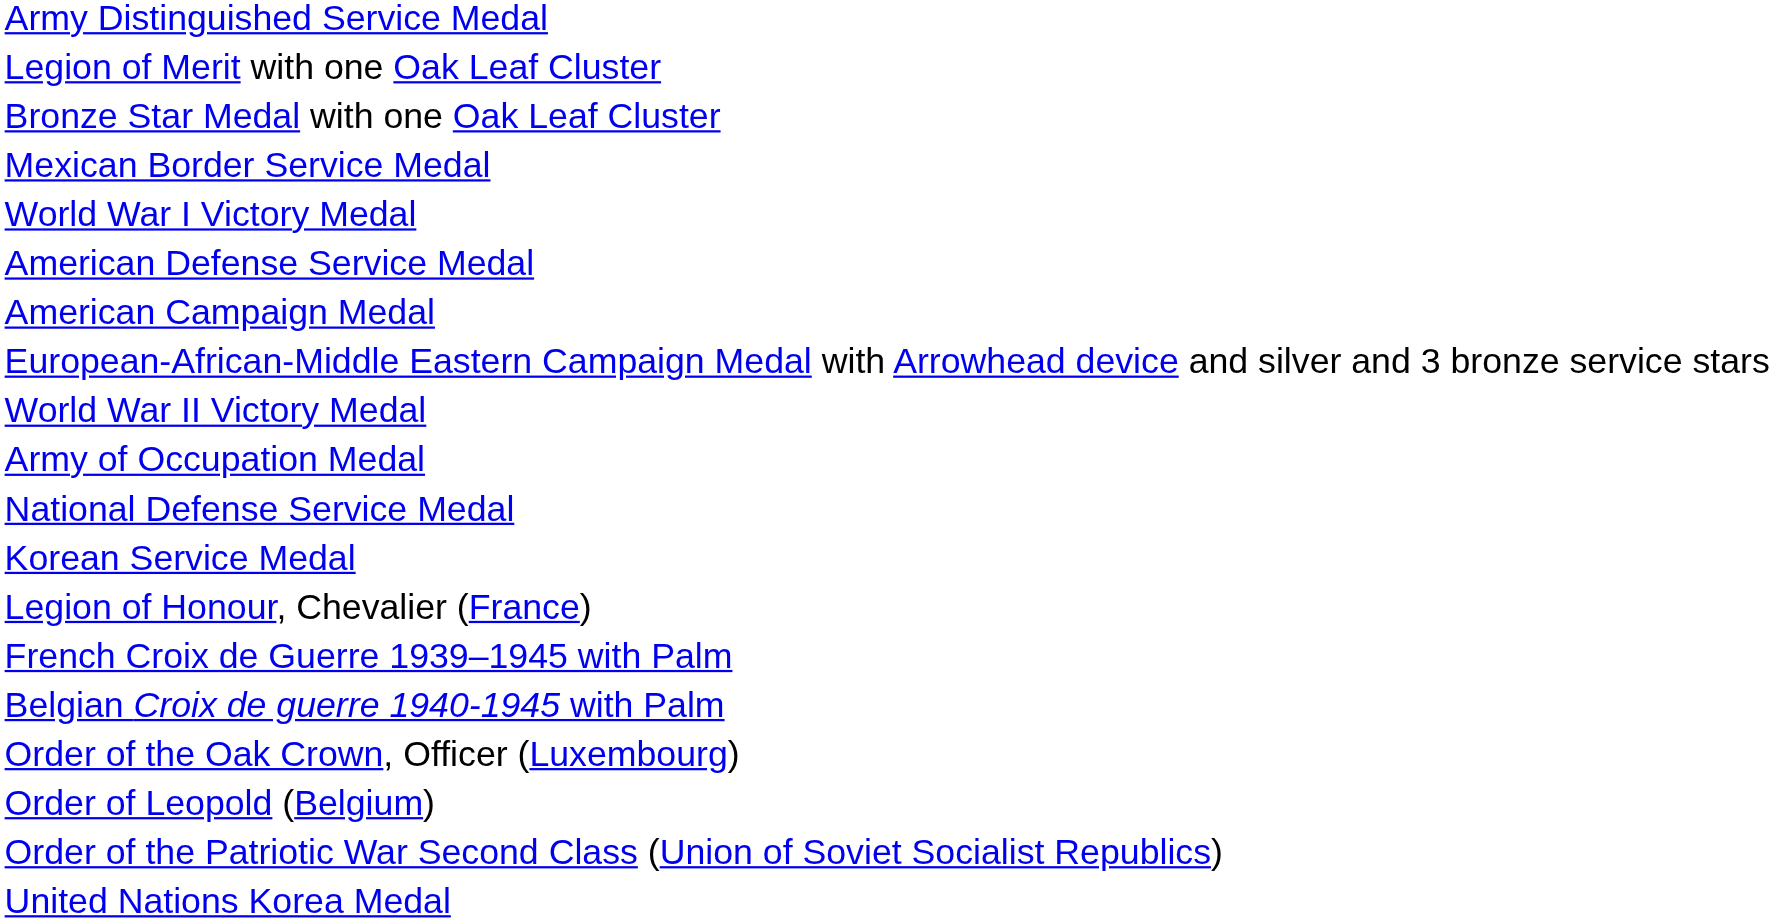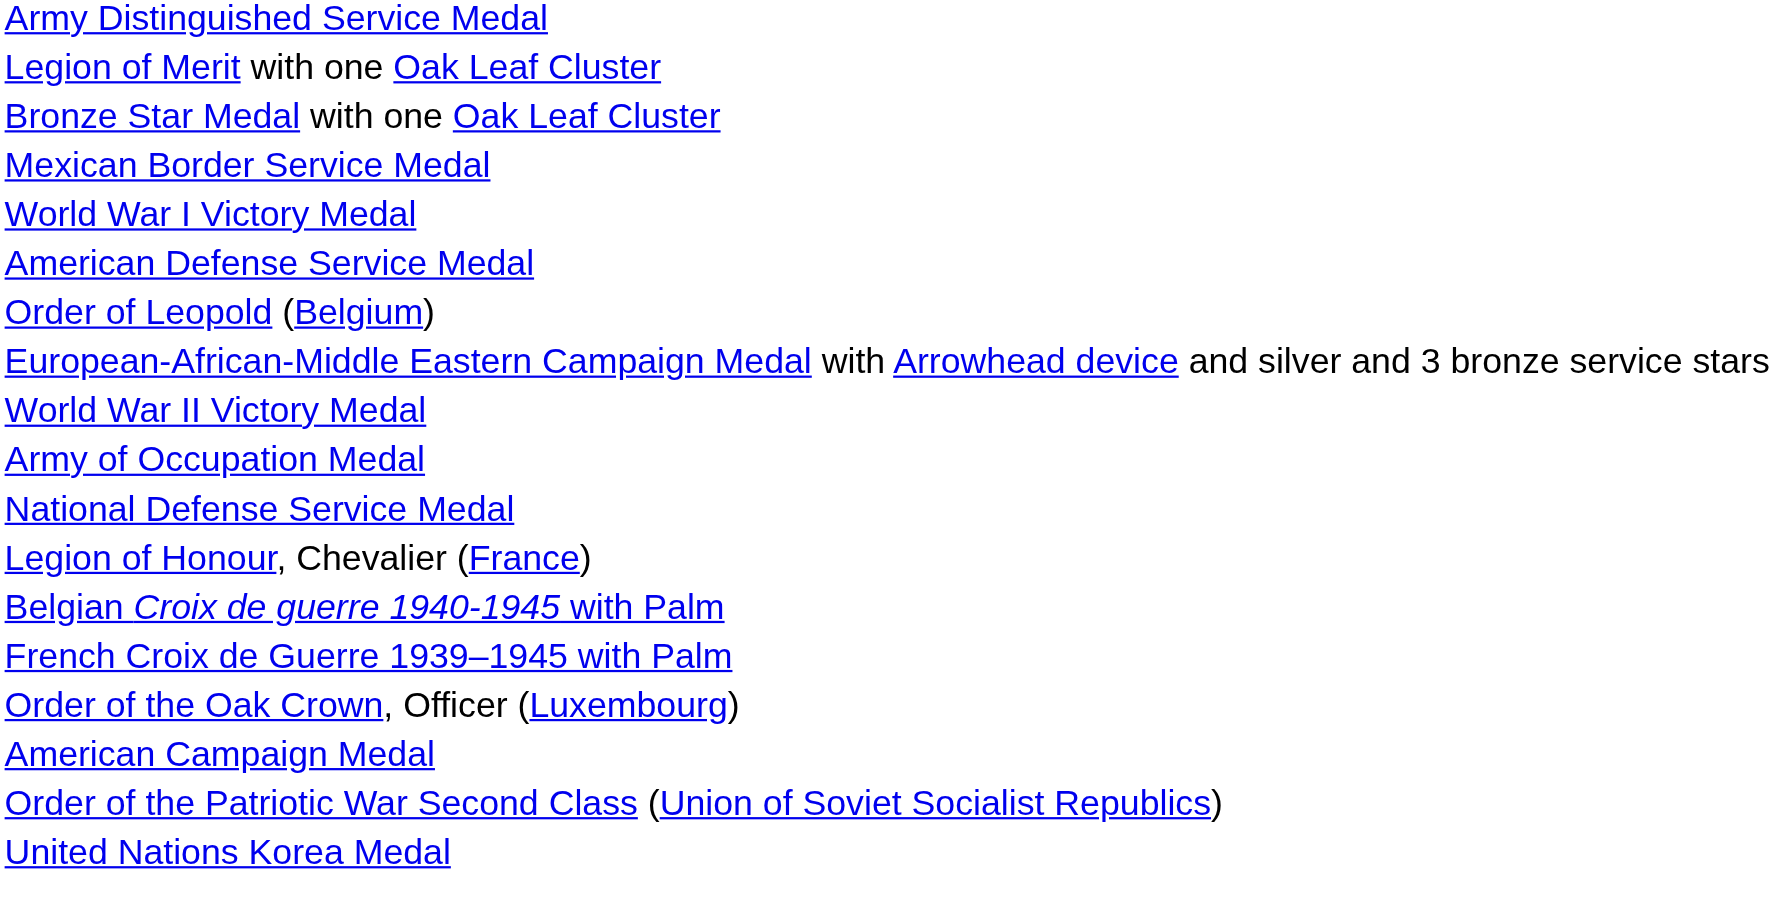rows swapped: (220, 312) <-> (220, 803)
- row: (180, 557)
rows swapped: (369, 655) <-> (365, 704)
